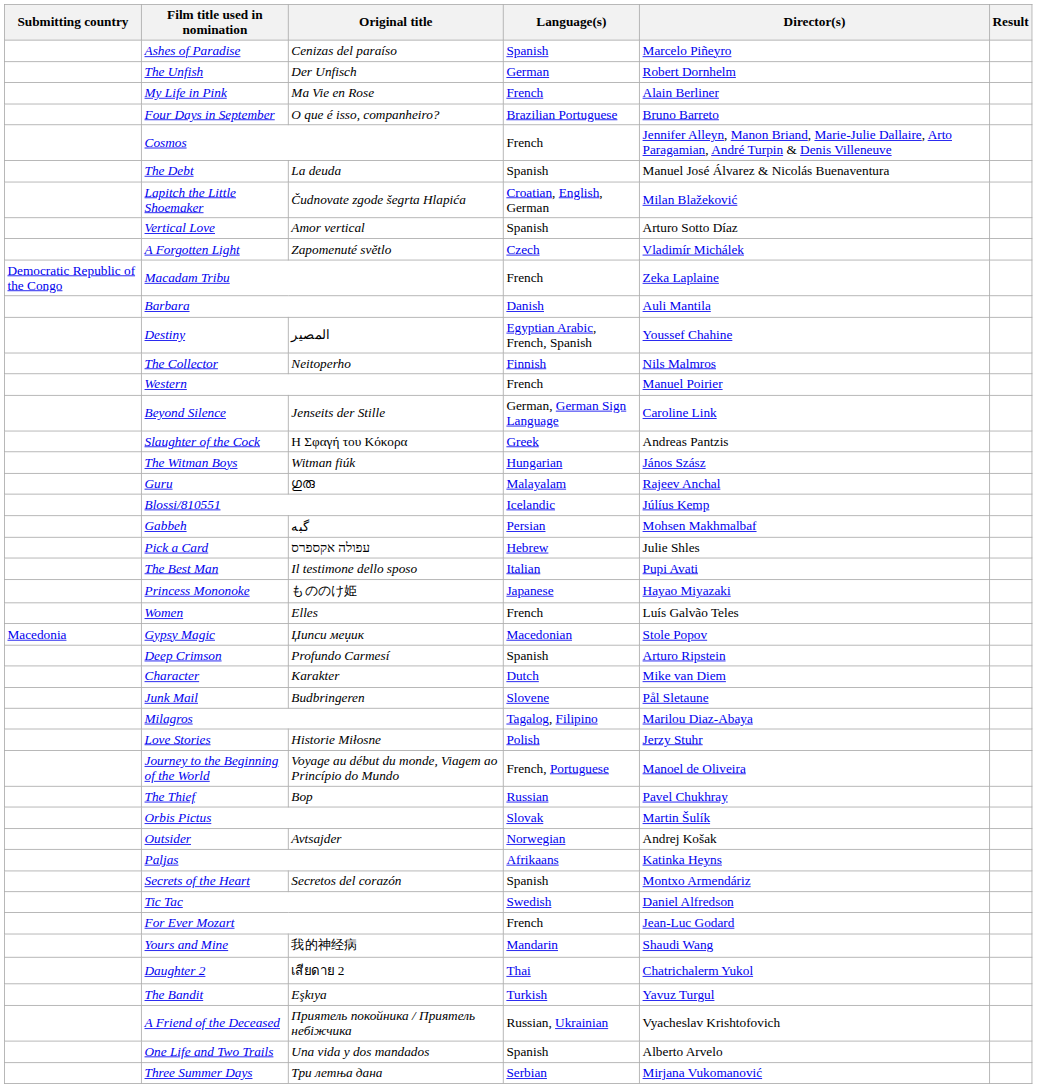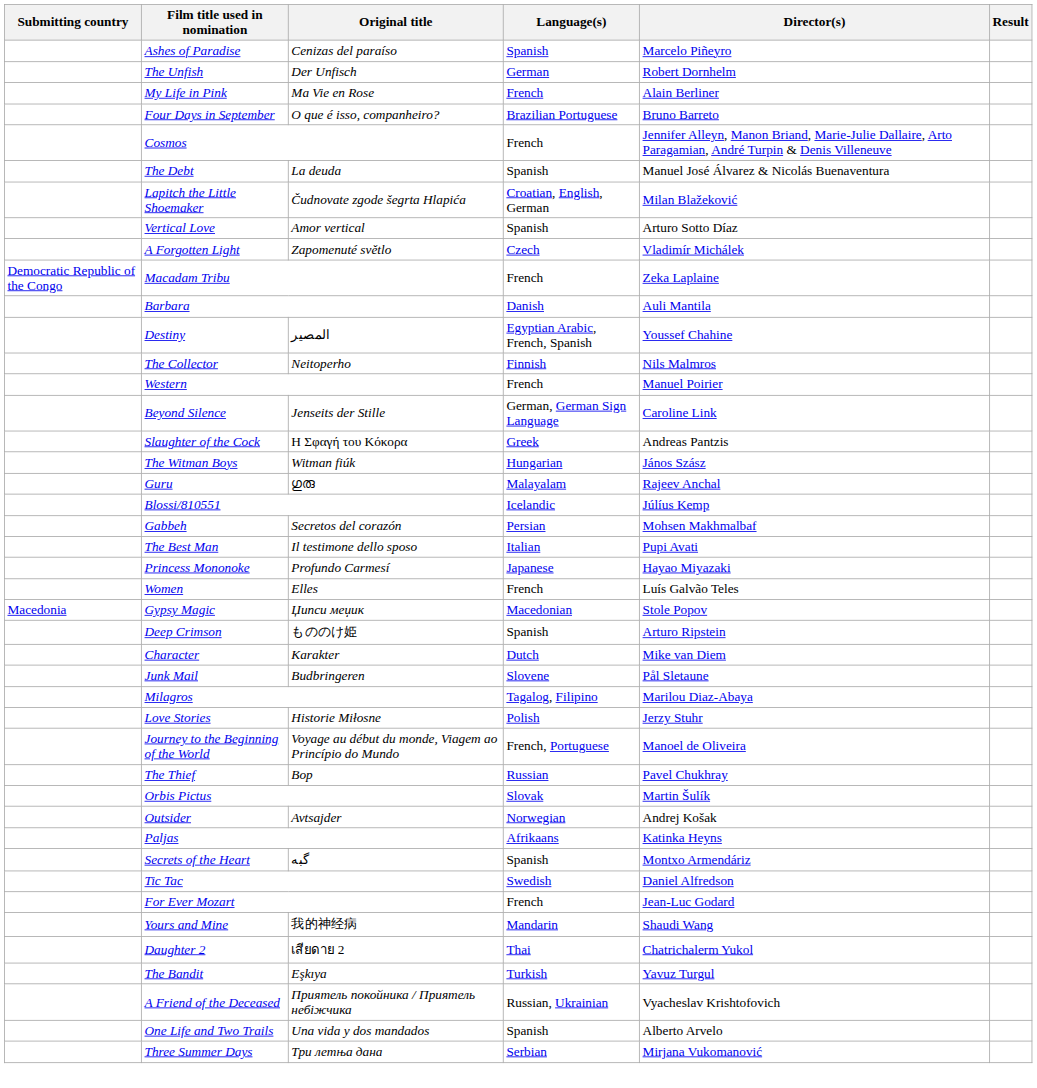(300, 526) گبه -> (346, 525) Secretos del corazón
- row: (176, 547)
(325, 590) もののけ姫 -> (340, 568) Profundo Carmesí
(340, 655) Profundo Carmesí -> (325, 632) もののけ姫
(346, 881) Secretos del corazón -> (300, 860) گبه
